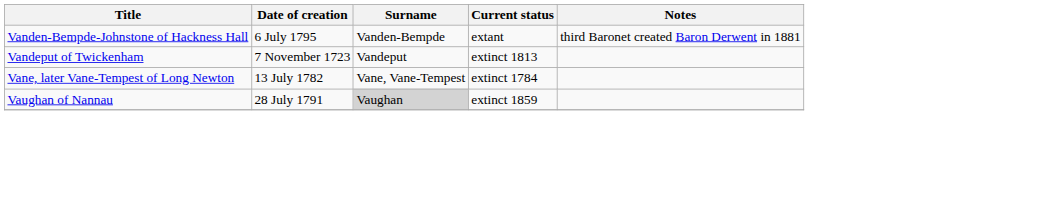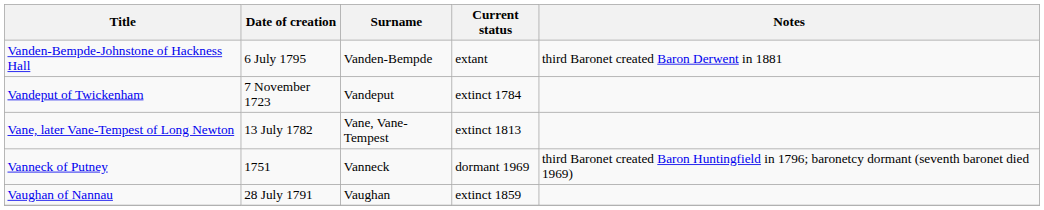(504, 57) extinct 1813 -> (488, 94) extinct 1784
(504, 78) extinct 1784 -> (488, 130) extinct 1813
+ row: (58, 166)
(380, 99) lightgrey background -> (367, 195) no background
